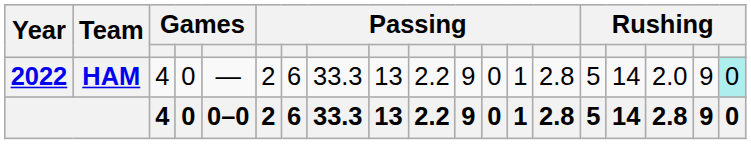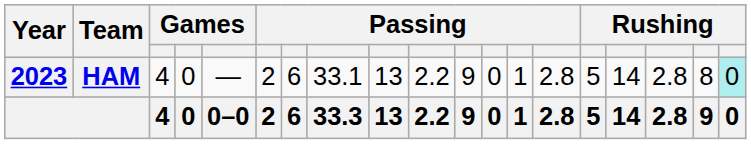(39, 76) 2022 -> (39, 76) 2023
(338, 76) 33.3 -> (338, 76) 33.1
(670, 76) 2.0 -> (670, 76) 2.8
(706, 76) 9 -> (706, 76) 8
